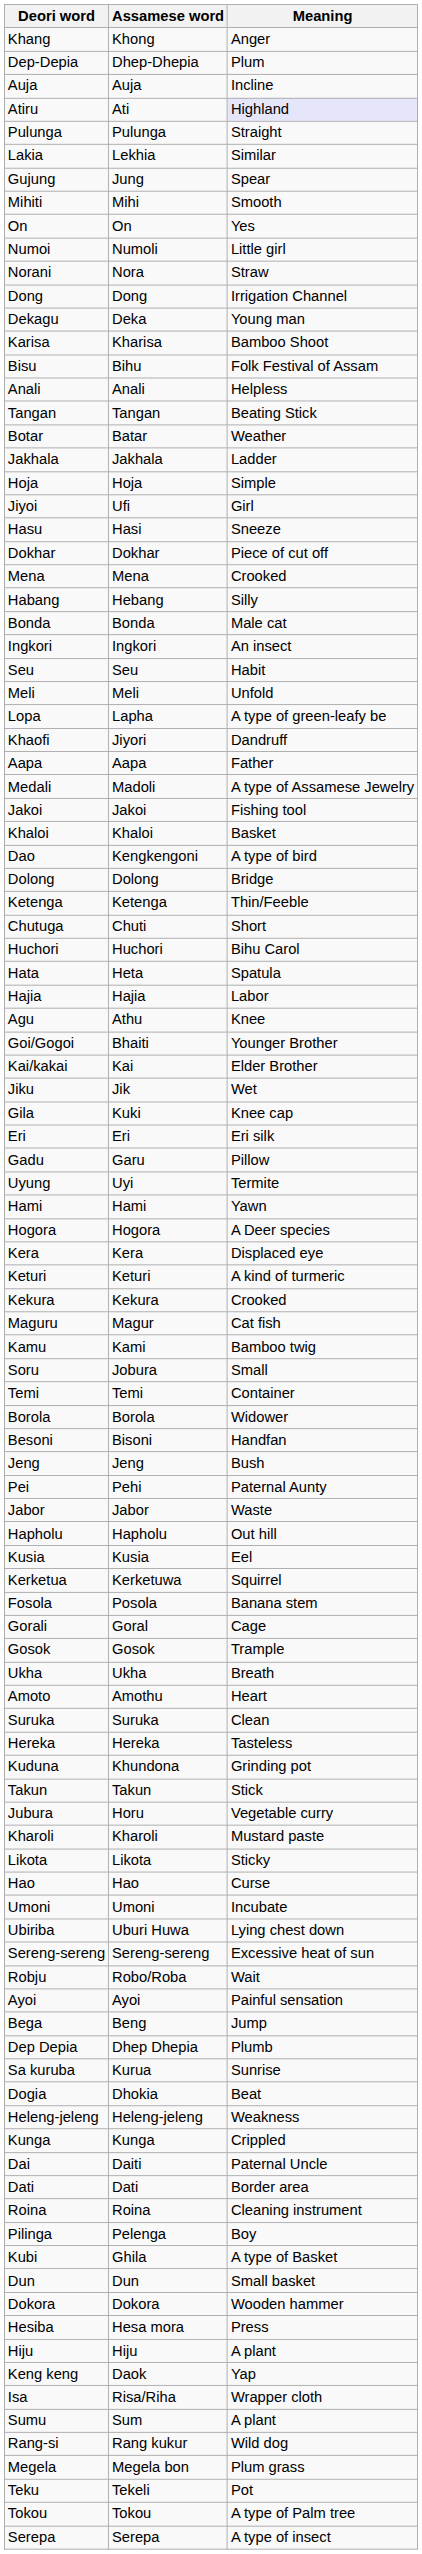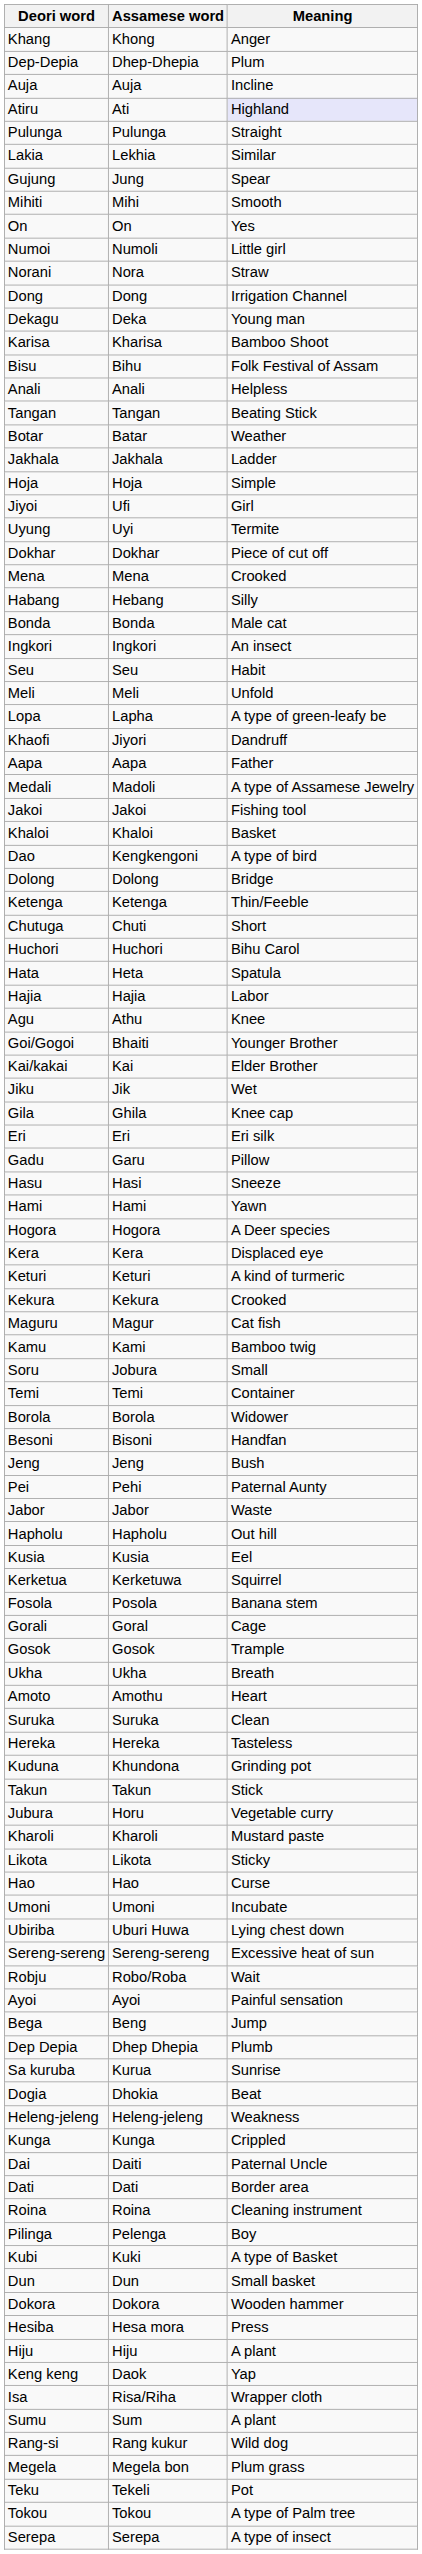rows swapped: (29, 1183) <-> (25, 529)
(126, 1113) Kuki -> (129, 1113) Ghila
(129, 2257) Ghila -> (126, 2257) Kuki
